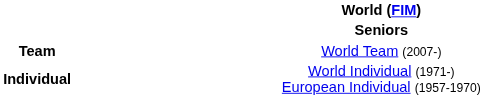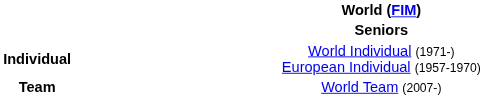rows swapped: (37, 79) <-> (37, 51)
